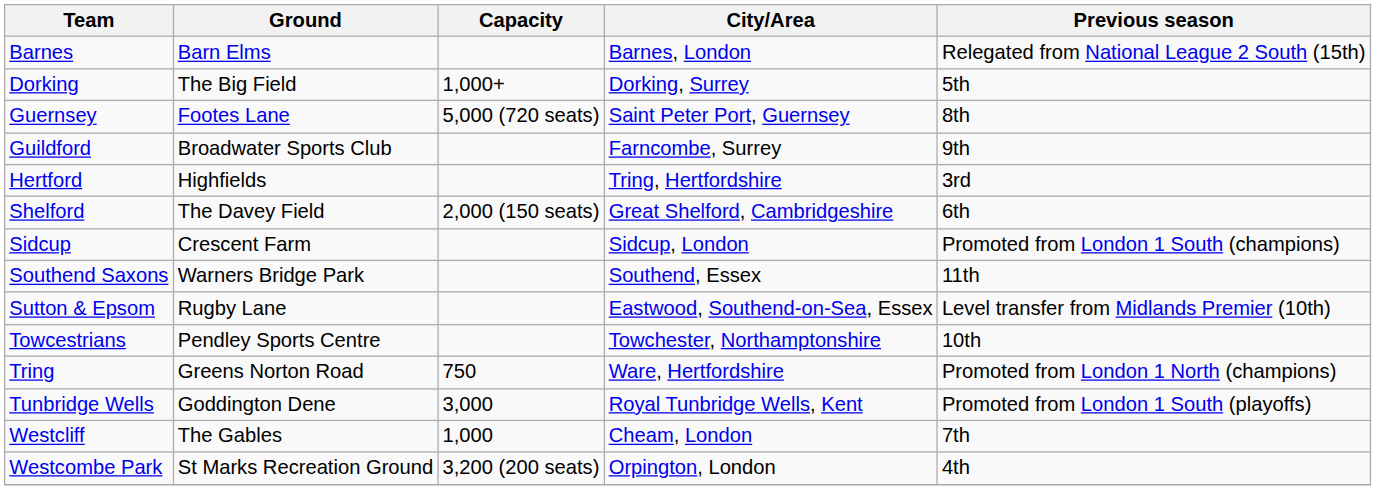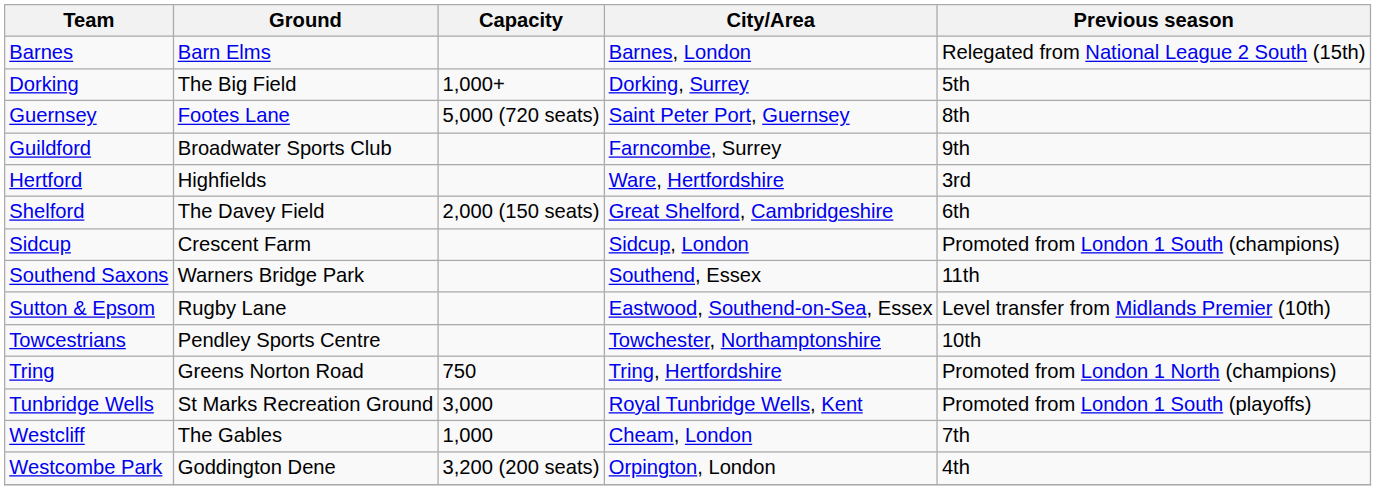(695, 180) Tring, Hertfordshire -> (696, 180) Ware, Hertfordshire
(696, 372) Ware, Hertfordshire -> (695, 372) Tring, Hertfordshire
(257, 404) Goddington Dene -> (305, 404) St Marks Recreation Ground
(305, 468) St Marks Recreation Ground -> (257, 468) Goddington Dene
